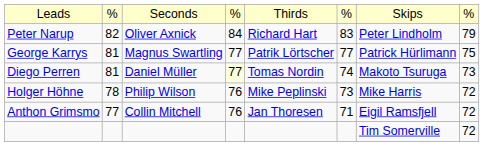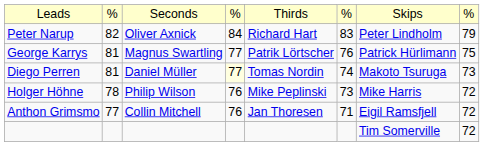(347, 53) 77 -> (347, 53) 76
